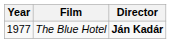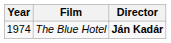(19, 30) 1977 -> (19, 30) 1974
